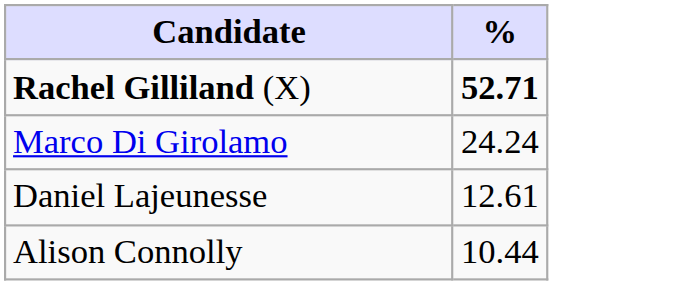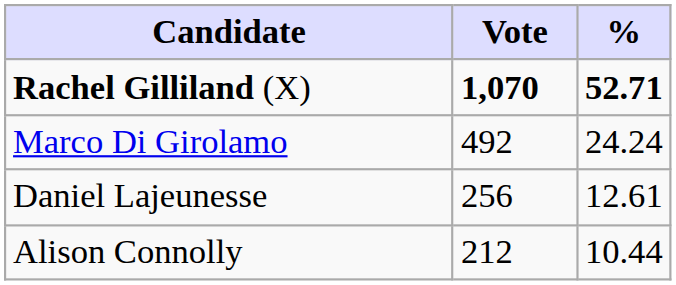+ column: (515, 31)
